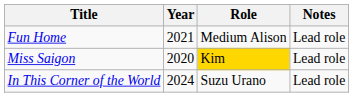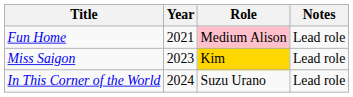(244, 37) no background -> (244, 37) pink background
(180, 59) 2020 -> (180, 59) 2023
